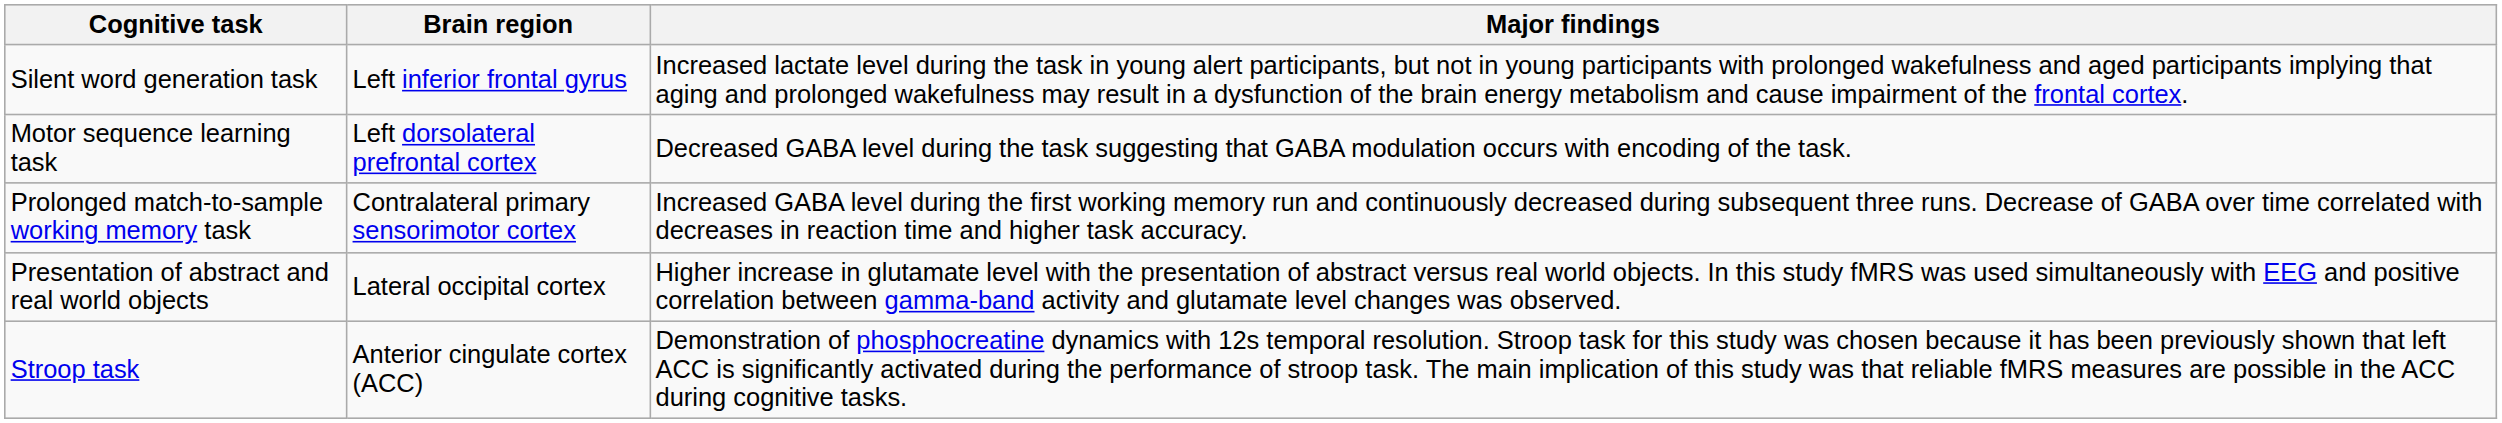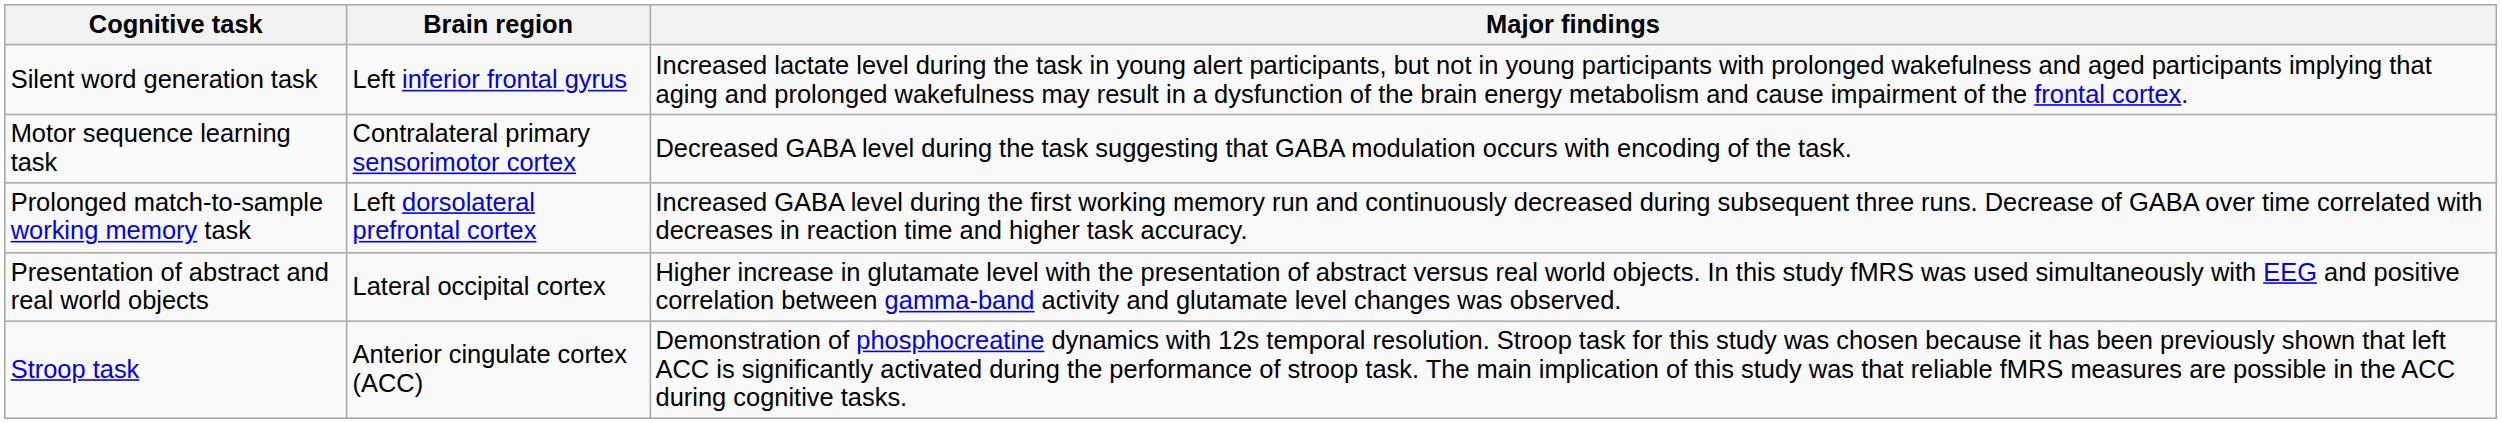(444, 148) Left dorsolateral prefrontal cortex -> (471, 148) Contralateral primary sensorimotor cortex
(471, 217) Contralateral primary sensorimotor cortex -> (444, 217) Left dorsolateral prefrontal cortex
